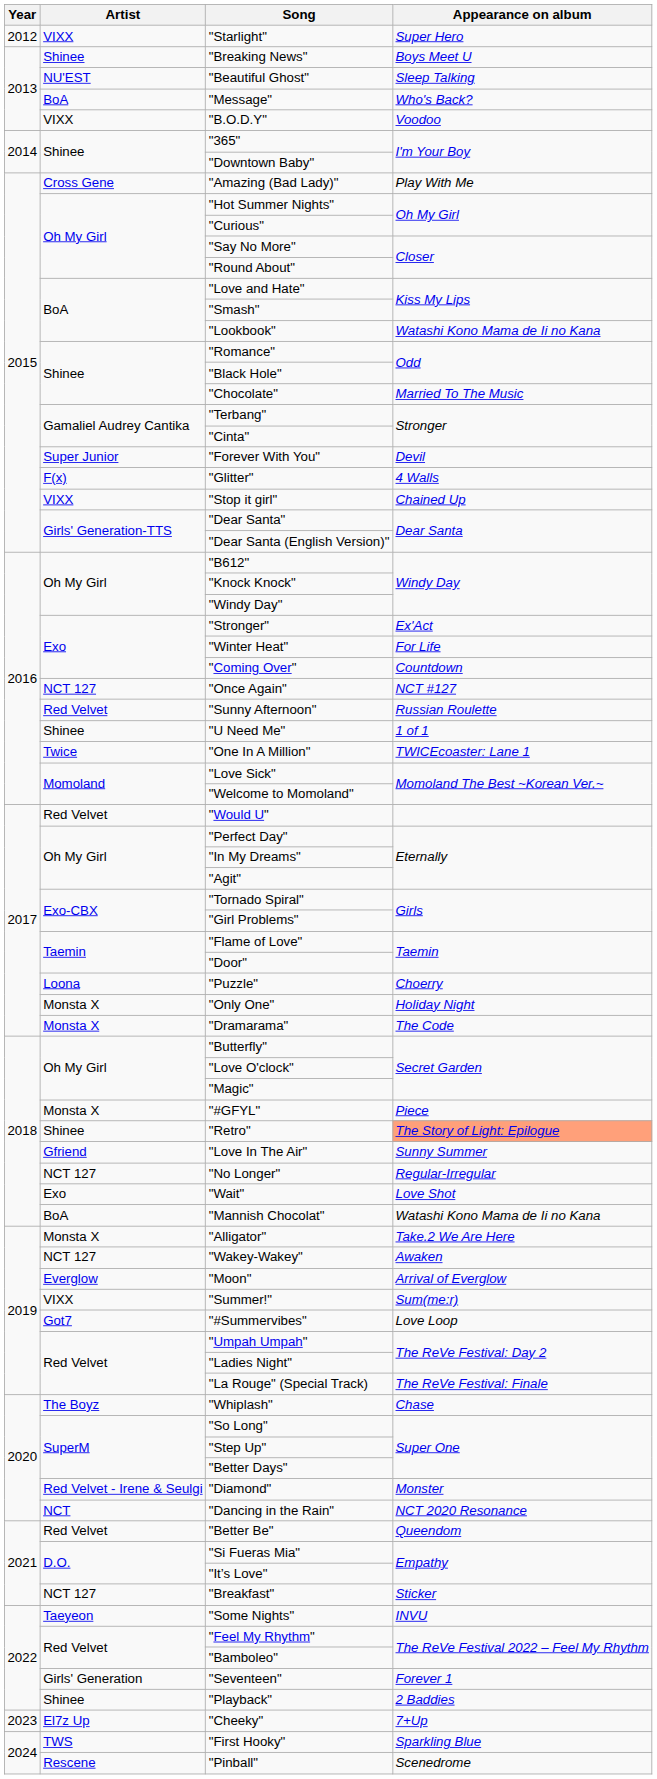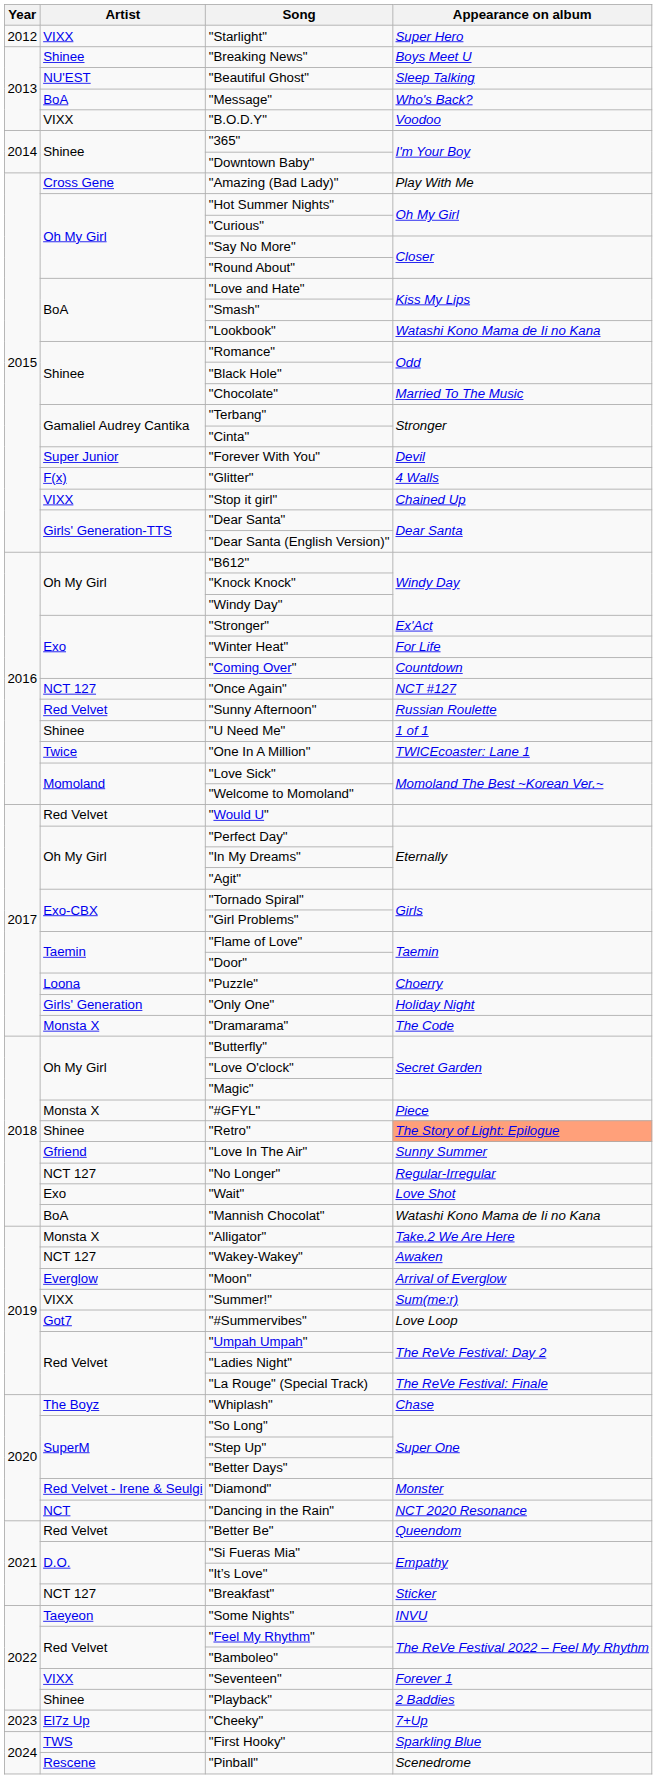(71, 1004) Monsta X -> (93, 1004) Girls' Generation
(93, 1678) Girls' Generation -> (58, 1678) VIXX
